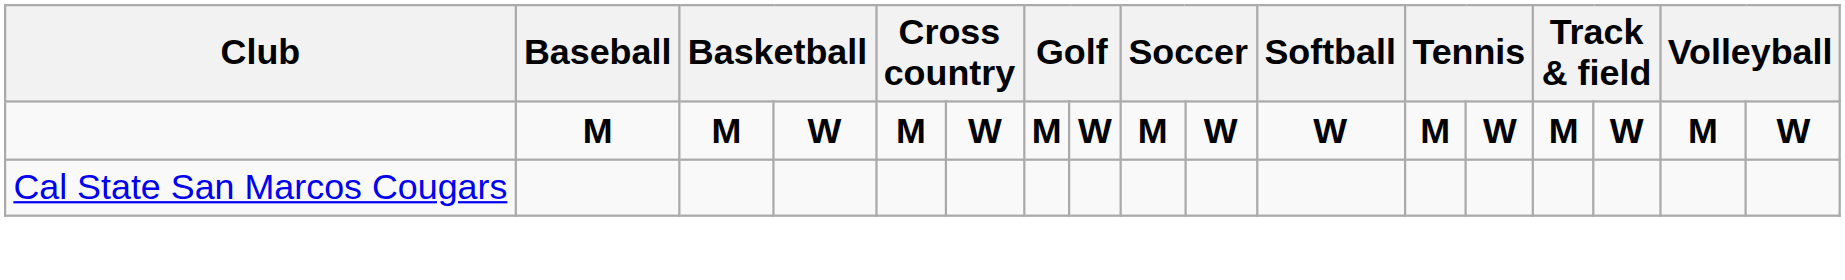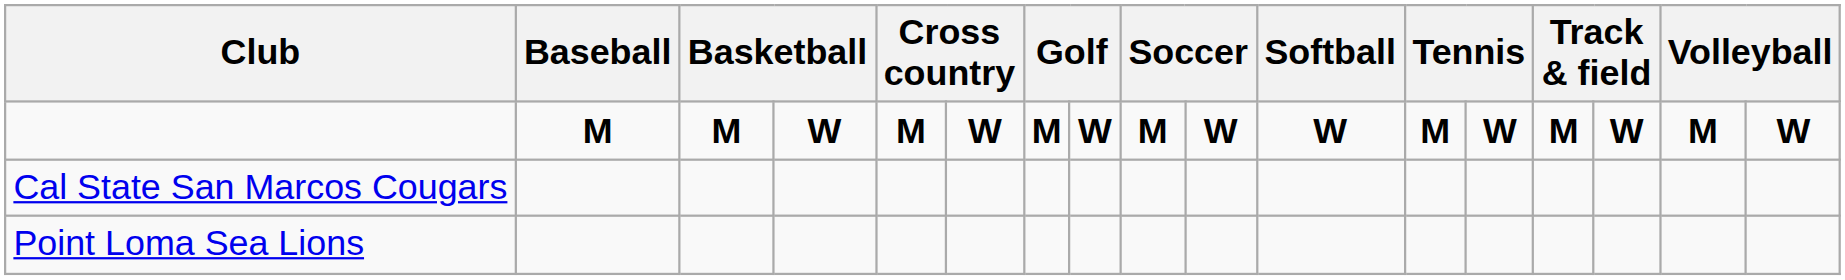+ row: (189, 243)
